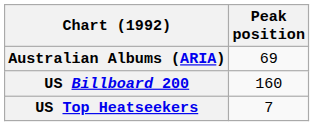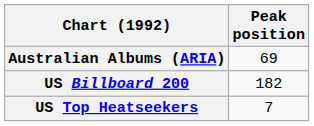(269, 83) 160 -> (269, 83) 182
